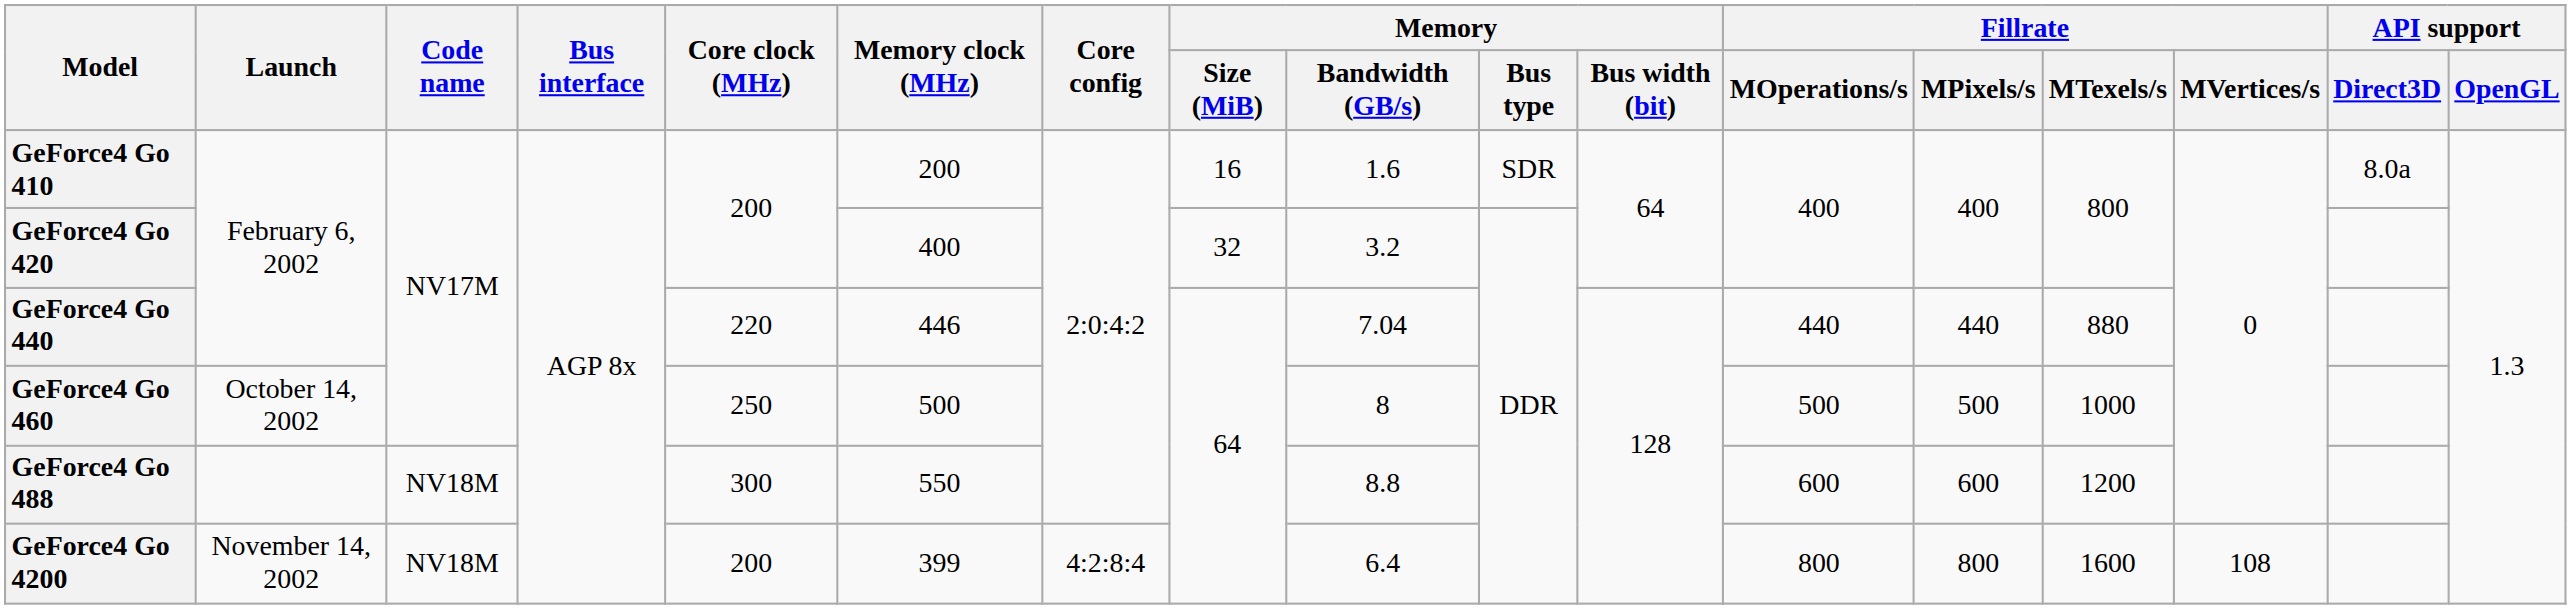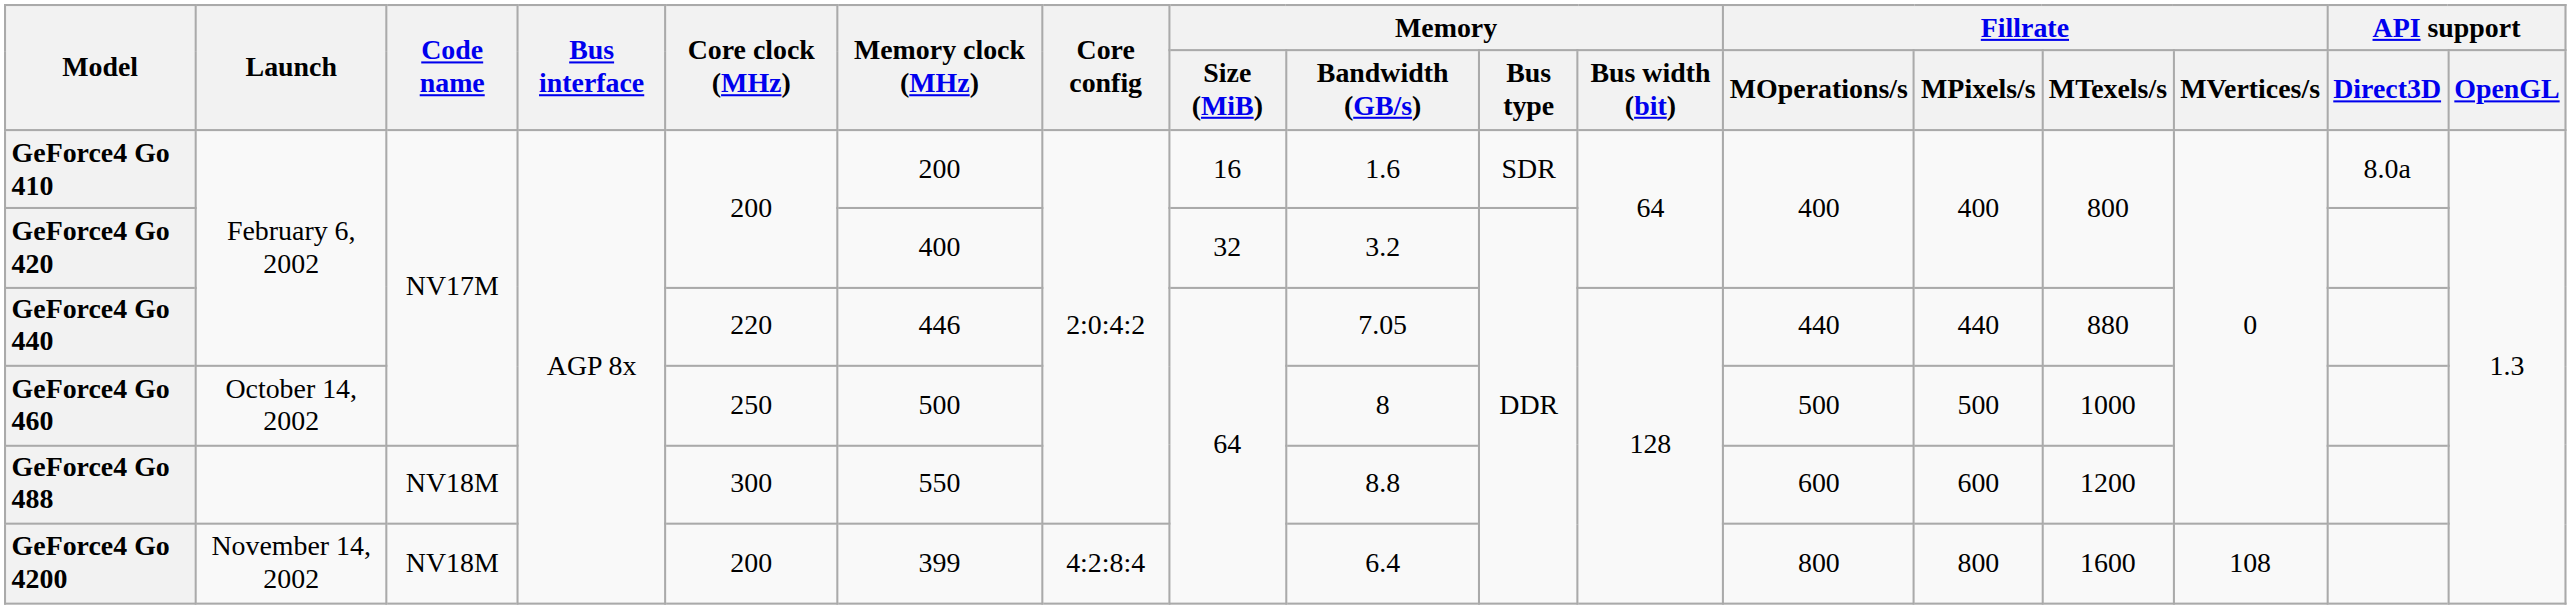(1383, 325) 7.04 -> (1383, 325) 7.05
